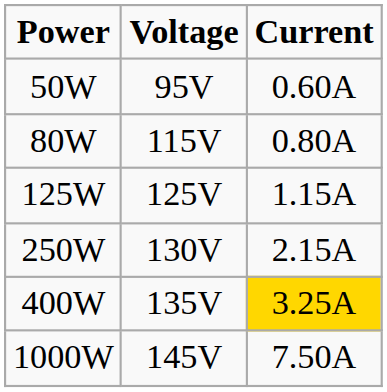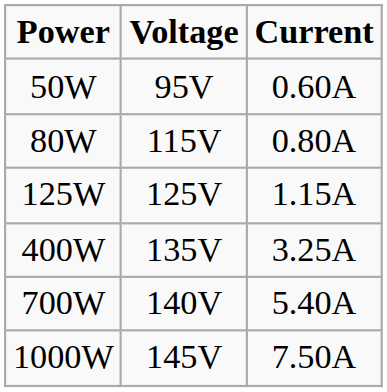- row: (63, 248)
(314, 303) gold background -> (314, 248) no background
+ row: (63, 303)
